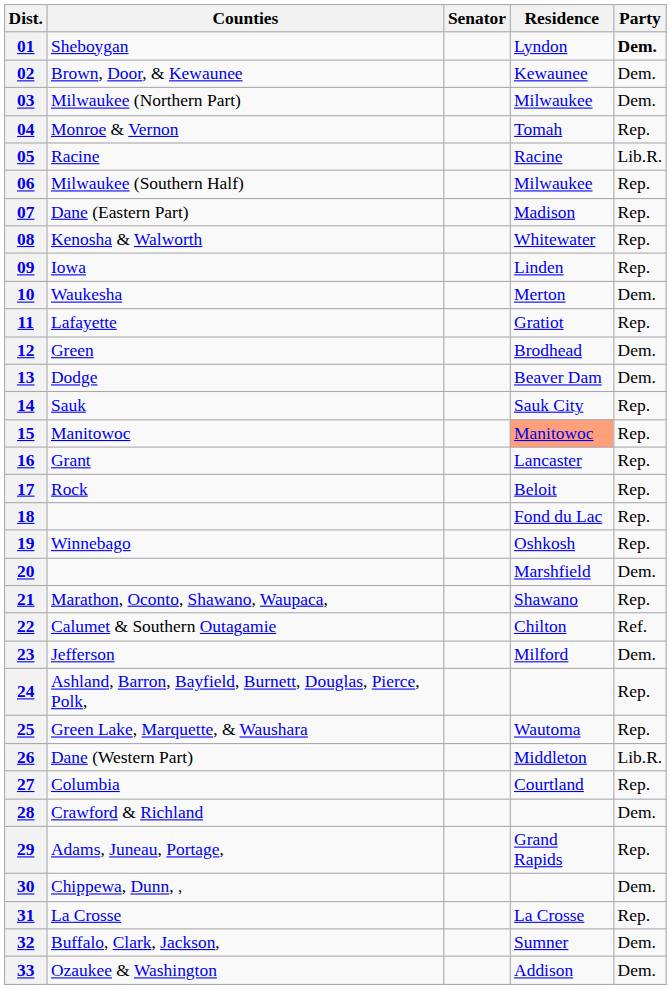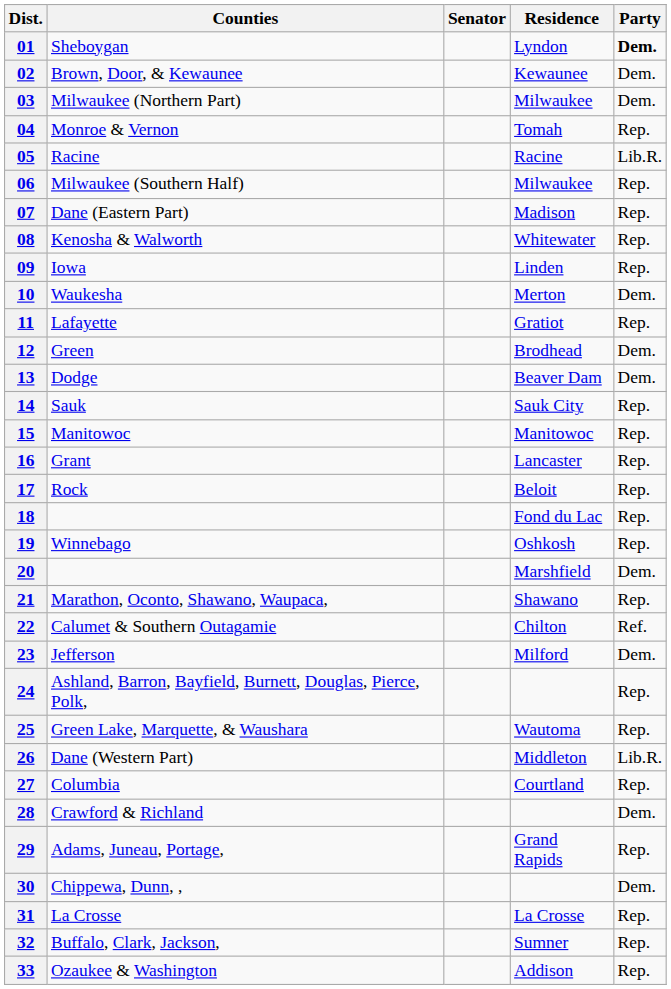(554, 433) lightsalmon background -> (554, 433) no background
(637, 942) Dem. -> (634, 942) Rep.
(637, 970) Dem. -> (634, 970) Rep.
